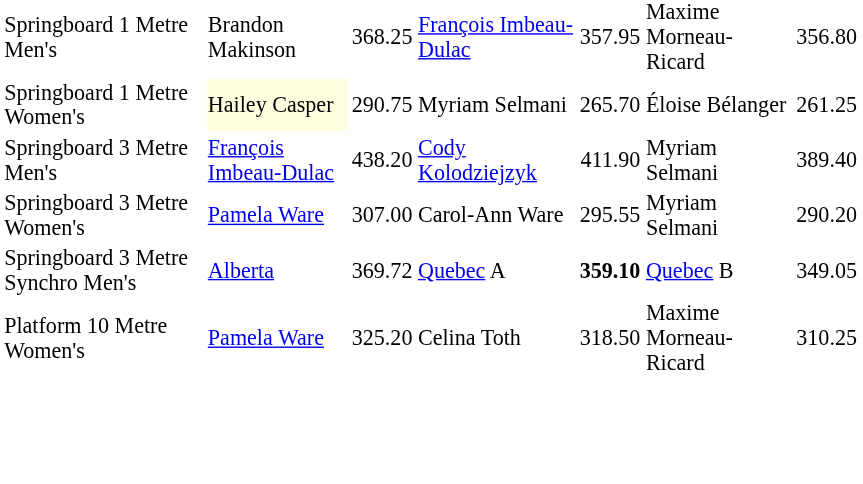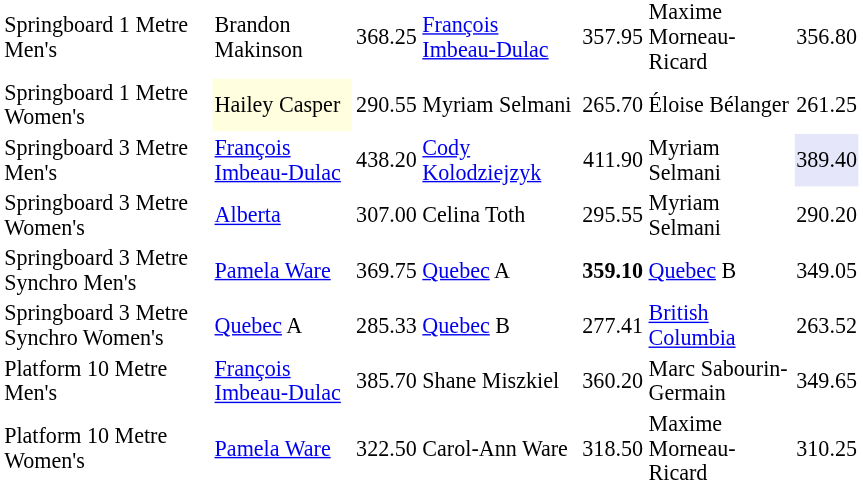(382, 104) 290.75 -> (386, 104) 290.55
(827, 160) no background -> (827, 160) lavender background
(266, 215) Pamela Ware -> (248, 215) Alberta
(491, 215) Carol-Ann Ware -> (474, 215) Celina Toth
(241, 270) Alberta -> (273, 270) Pamela Ware
(382, 270) 369.72 -> (386, 270) 369.75
+ row: (96, 325)
+ row: (86, 380)
(382, 338) 325.20 -> (386, 448) 322.50
(469, 338) Celina Toth -> (495, 448) Carol-Ann Ware
